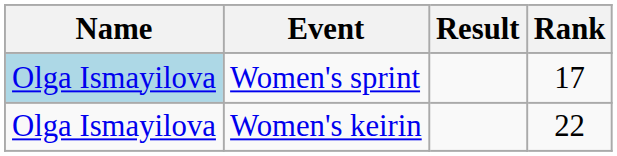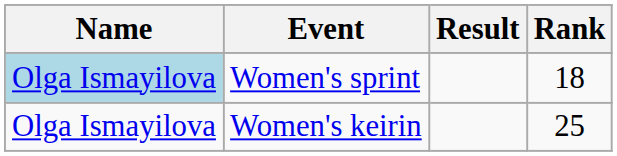(570, 77) 17 -> (570, 77) 18
(570, 126) 22 -> (570, 126) 25
